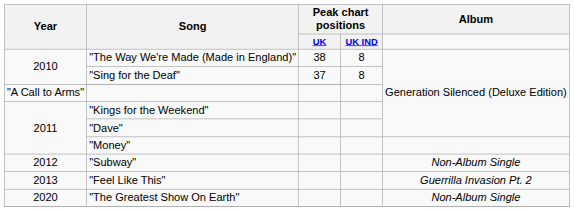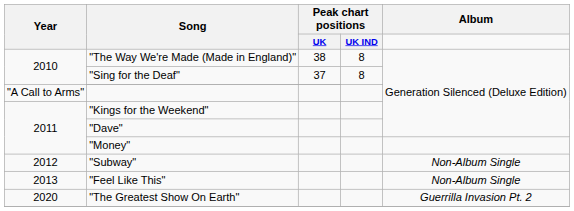(476, 180) Guerrilla Invasion Pt. 2 -> (476, 180) Non-Album Single
(476, 198) Non-Album Single -> (476, 198) Guerrilla Invasion Pt. 2
